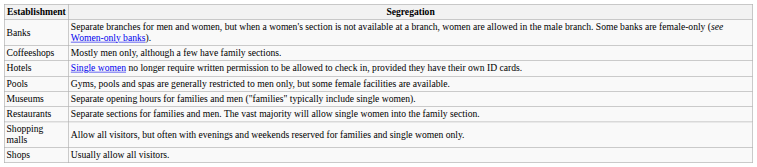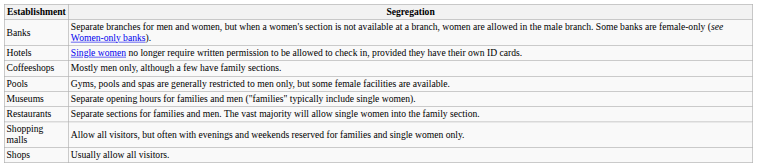rows swapped: (30, 53) <-> (19, 68)
